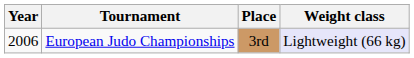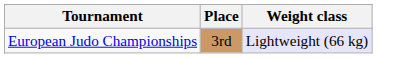- column: (23, 16)
